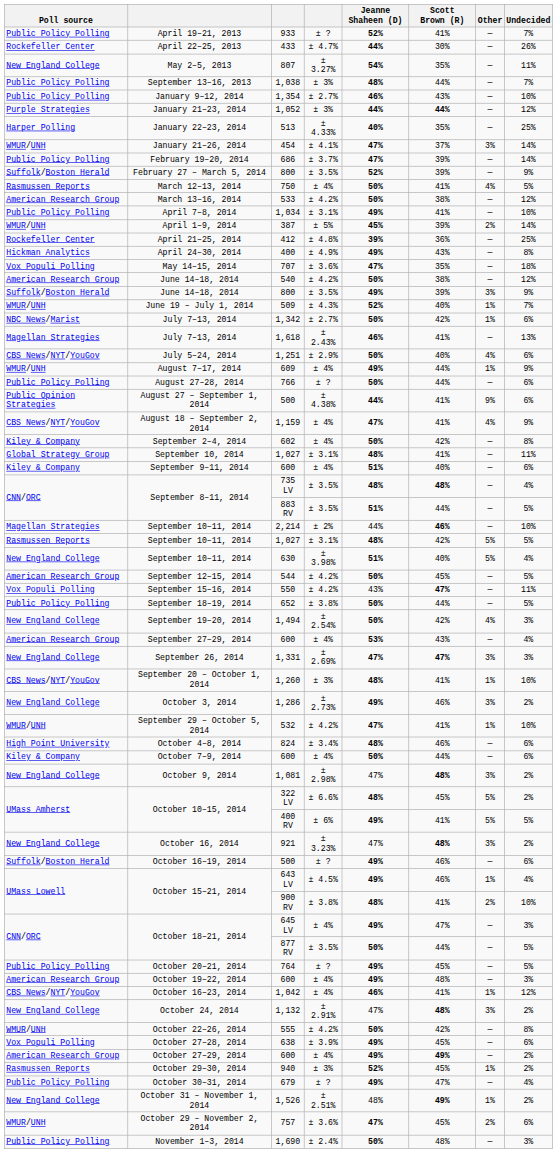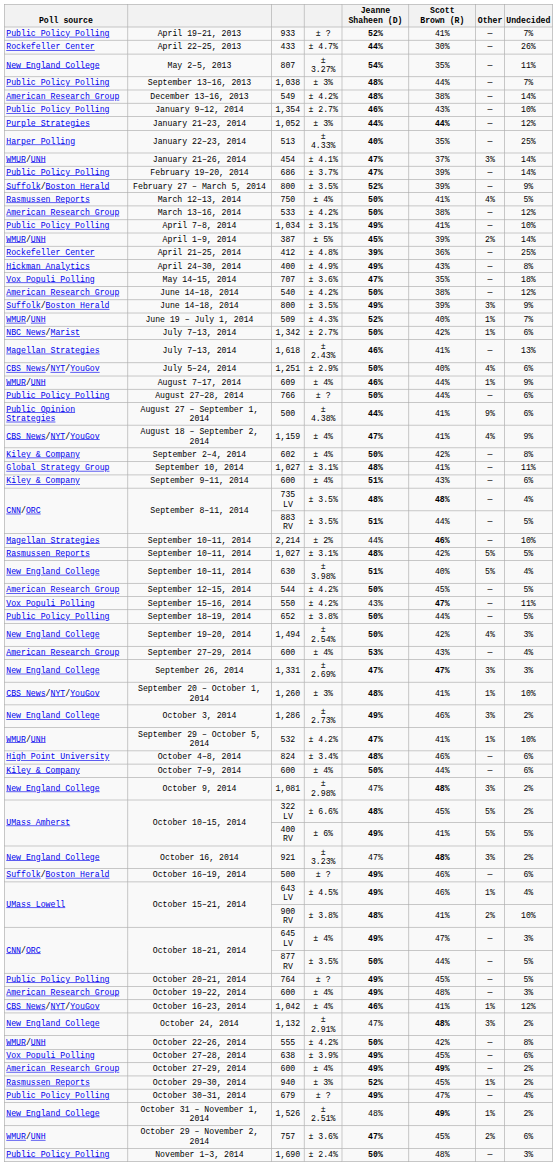+ row: (199, 97)
(375, 369) 49% -> (375, 382) 46%
(442, 468) 40% -> (442, 481) 43%
